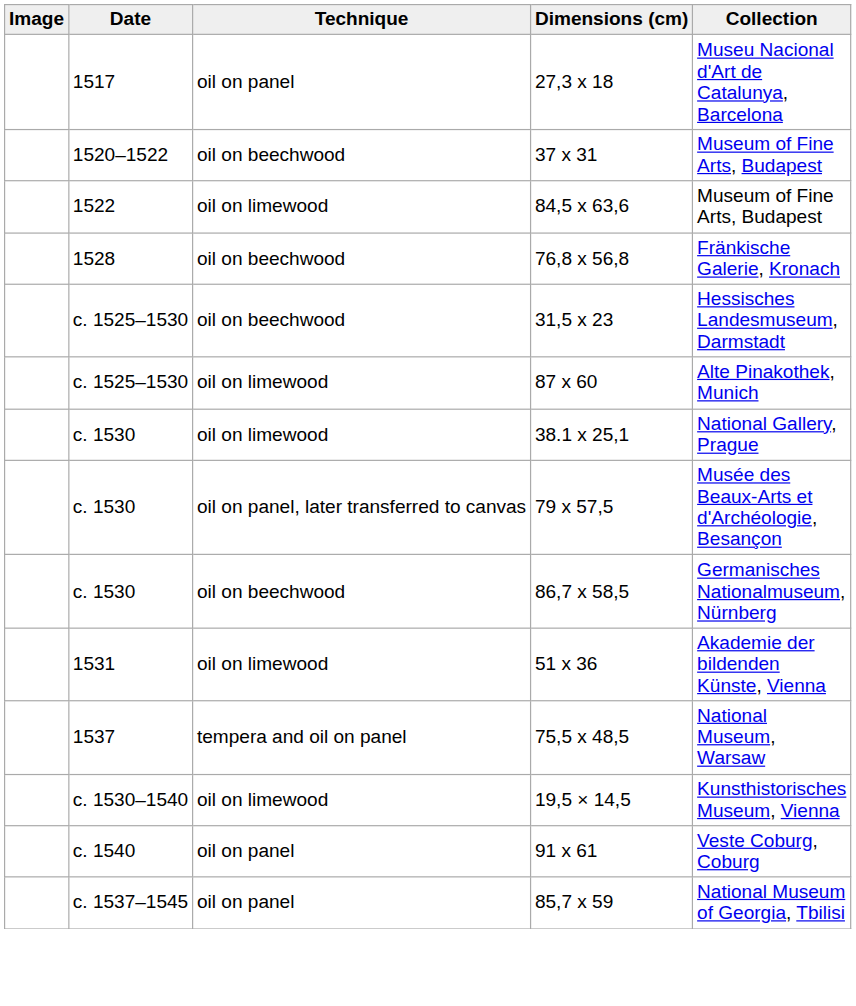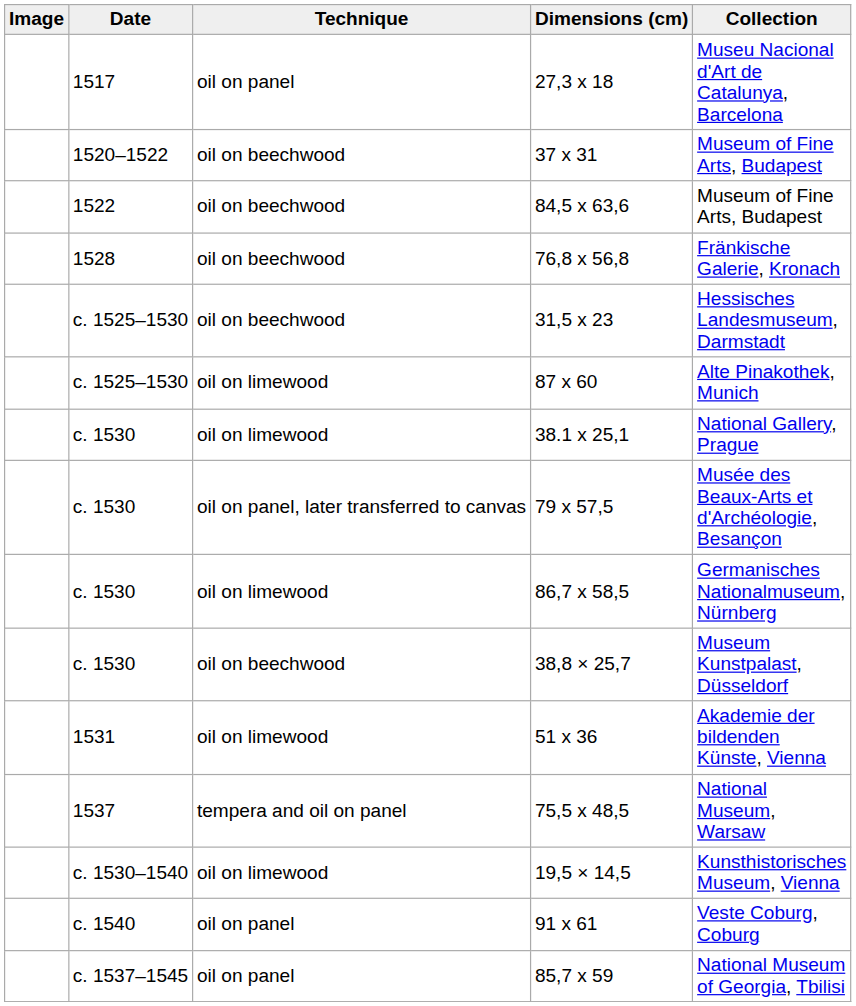(263, 206) oil on limewood -> (271, 206) oil on beechwood
(271, 591) oil on beechwood -> (263, 591) oil on limewood
+ row: (583, 664)
